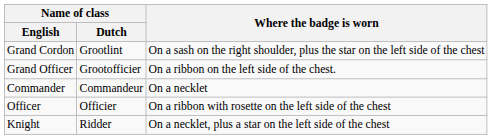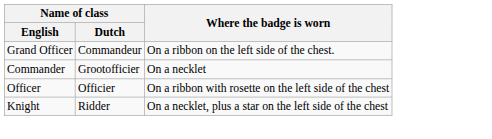- row: (41, 50)
(110, 69) Grootofficier -> (110, 50) Commandeur
(111, 87) Commandeur -> (109, 69) Grootofficier
